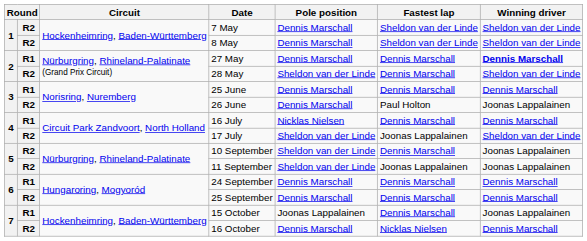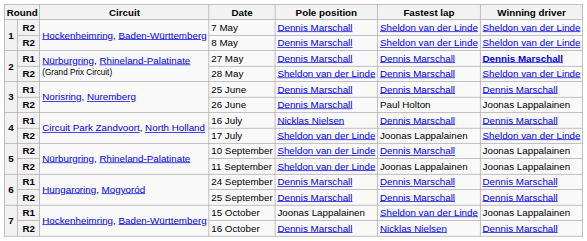(417, 212) Dennis Marschall -> (429, 212) Sheldon van der Linde
